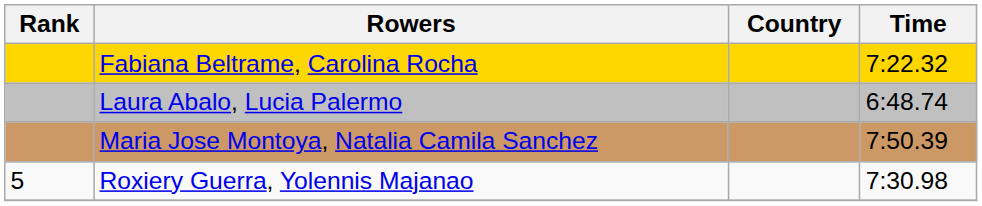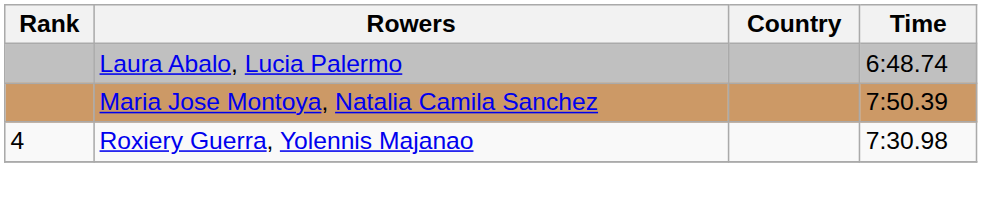- row: (289, 63)
(17, 180) 5 -> (17, 141) 4
